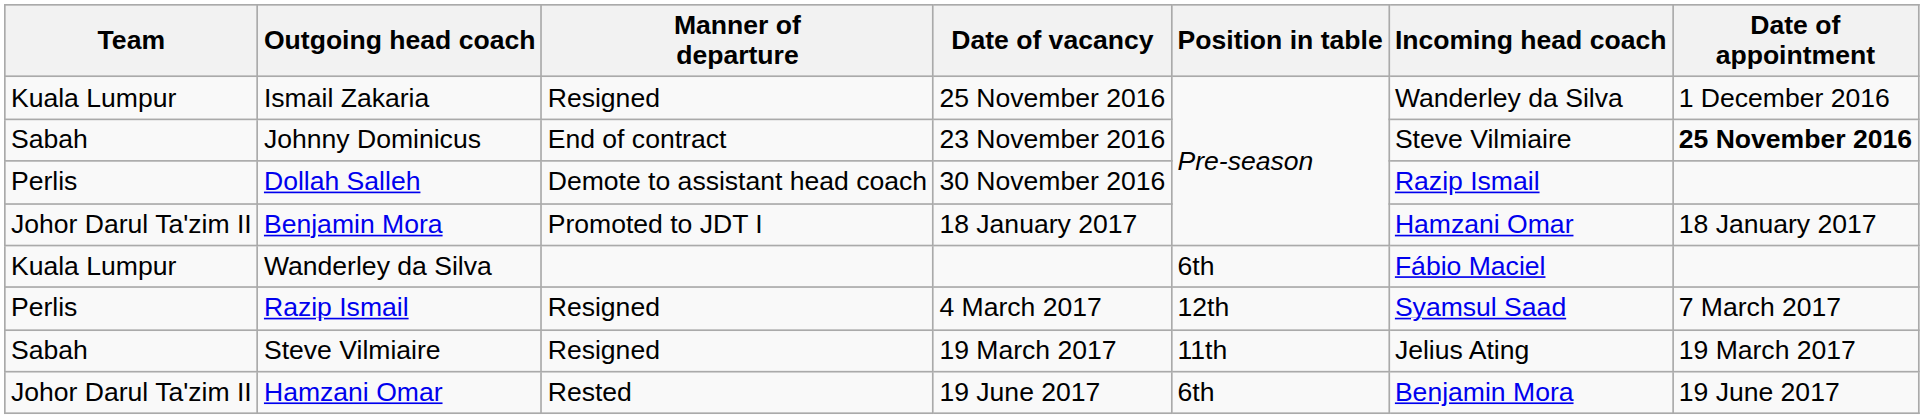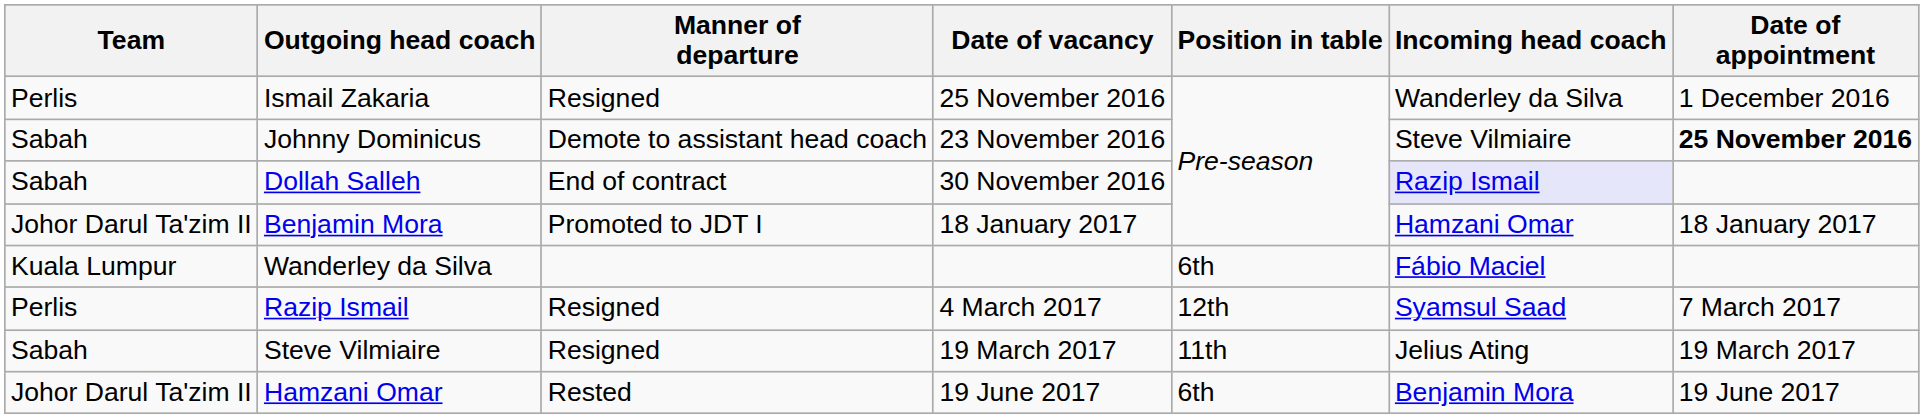(94, 97) Kuala Lumpur -> (44, 97) Perlis
(637, 139) End of contract -> (737, 139) Demote to assistant head coach
(44, 181) Perlis -> (49, 181) Sabah
(737, 181) Demote to assistant head coach -> (637, 181) End of contract
(1467, 181) no background -> (1467, 181) lavender background
